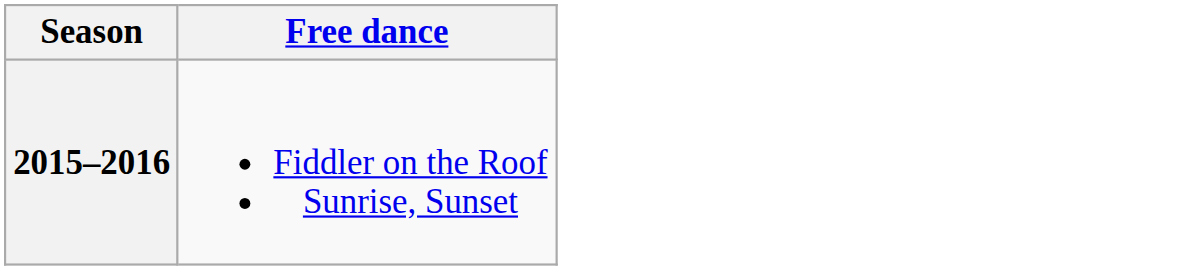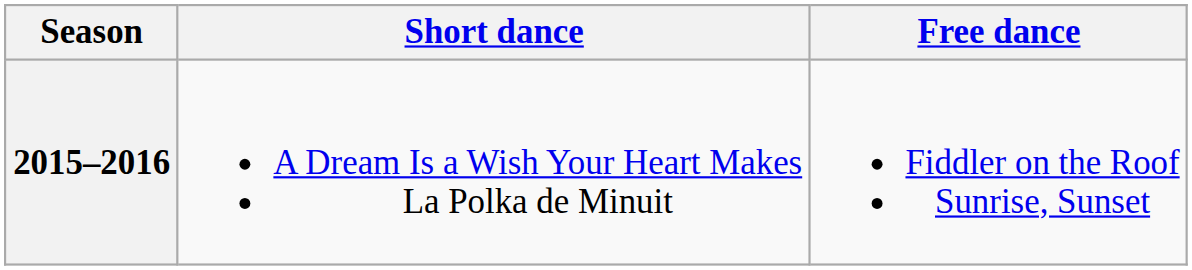+ column: (494, 32)
